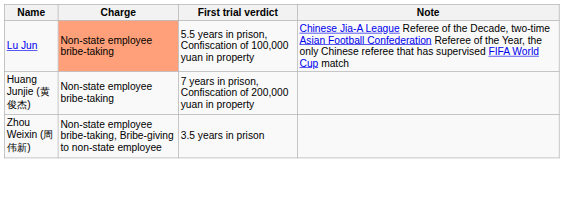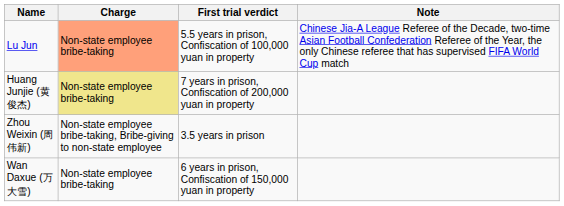(106, 93) no background -> (106, 93) khaki background
+ row: (30, 178)
